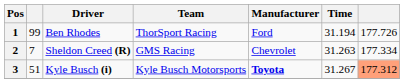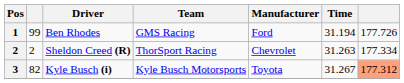(176, 32) ThorSport Racing -> (165, 32) GMS Racing
(32, 51) 7 -> (32, 51) 2
(165, 51) GMS Racing -> (176, 51) ThorSport Racing
(35, 69) 51 -> (35, 69) 82
(268, 69) bold -> (267, 69) normal
